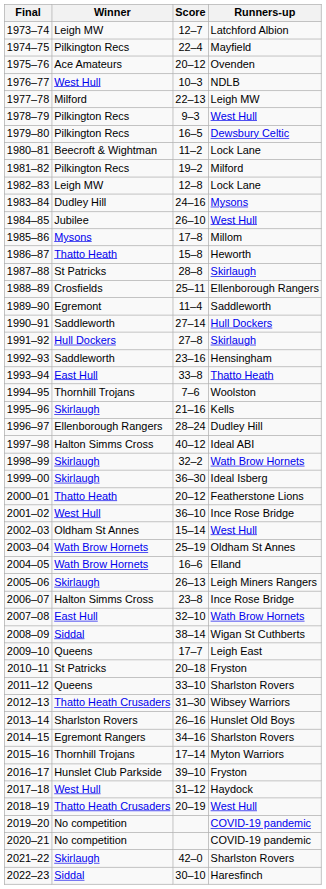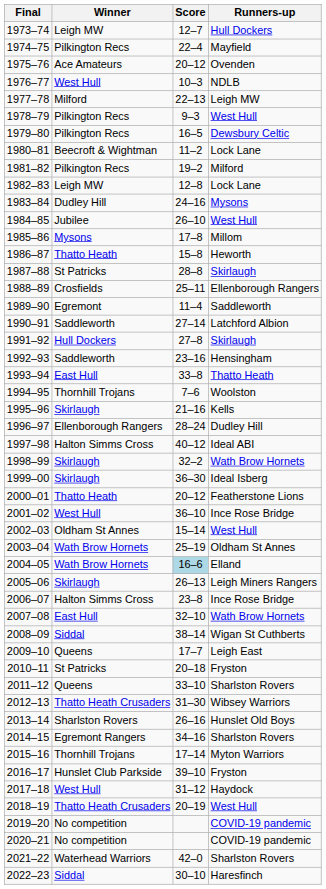(250, 30) Latchford Albion -> (241, 30) Hull Dockers
(241, 323) Hull Dockers -> (250, 323) Latchford Albion
(190, 565) no background -> (190, 565) lightblue background
(77, 858) Skirlaugh -> (102, 858) Waterhead Warriors
